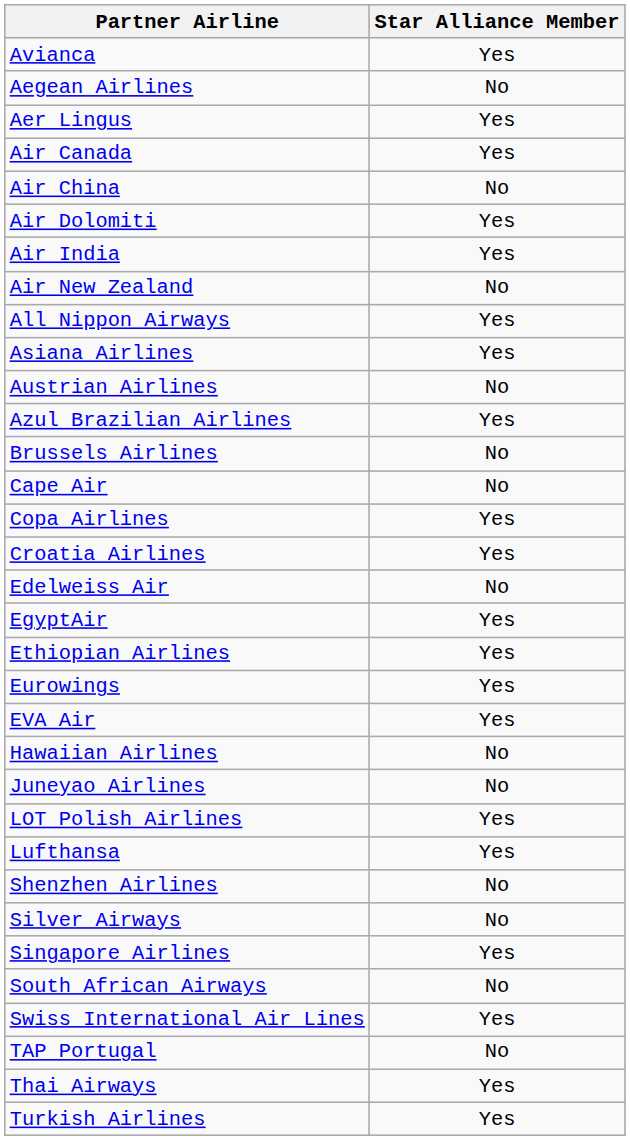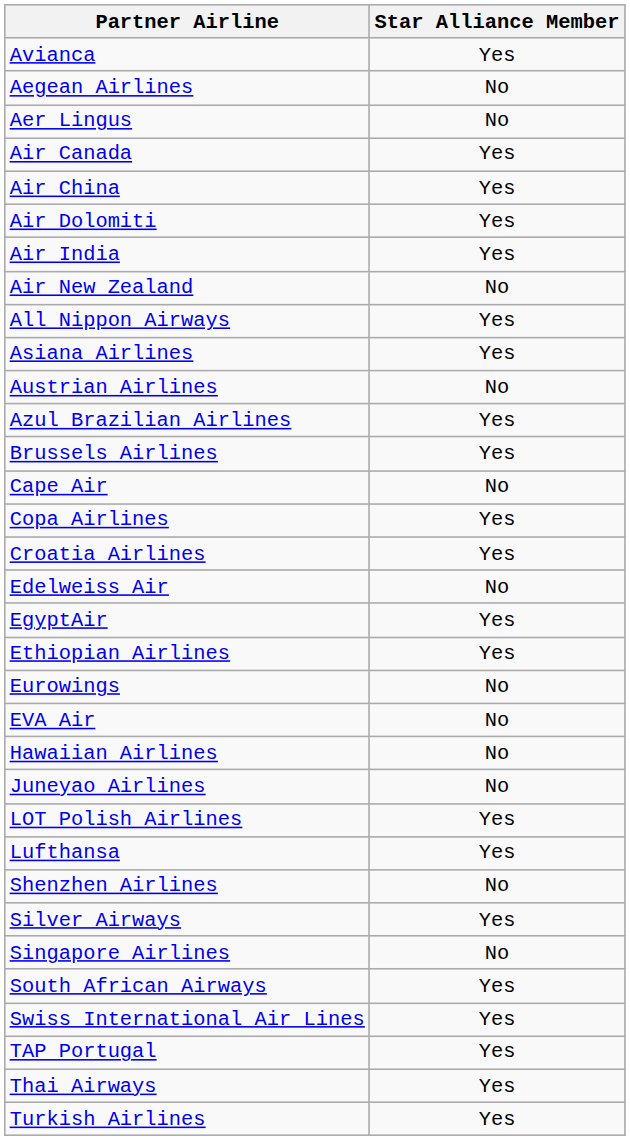(497, 121) Yes -> (497, 121) No
(497, 188) No -> (497, 188) Yes
(497, 454) No -> (497, 454) Yes
(497, 687) Yes -> (497, 687) No
(497, 720) Yes -> (497, 720) No
(497, 920) No -> (497, 920) Yes
(497, 953) Yes -> (497, 953) No
(497, 986) No -> (497, 986) Yes
(497, 1053) No -> (497, 1053) Yes
